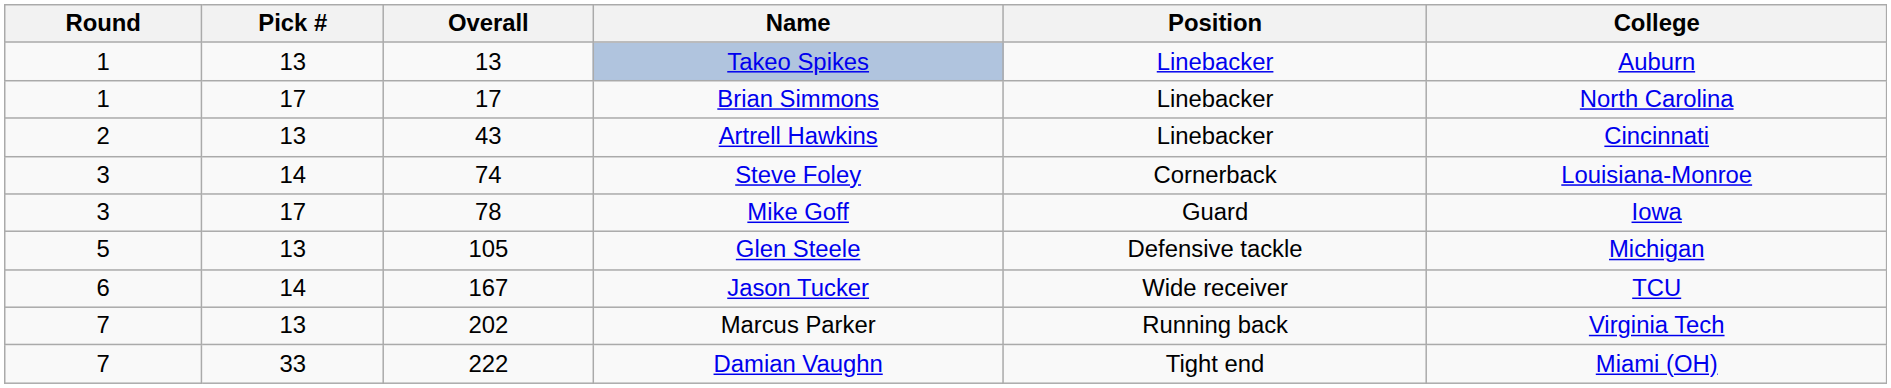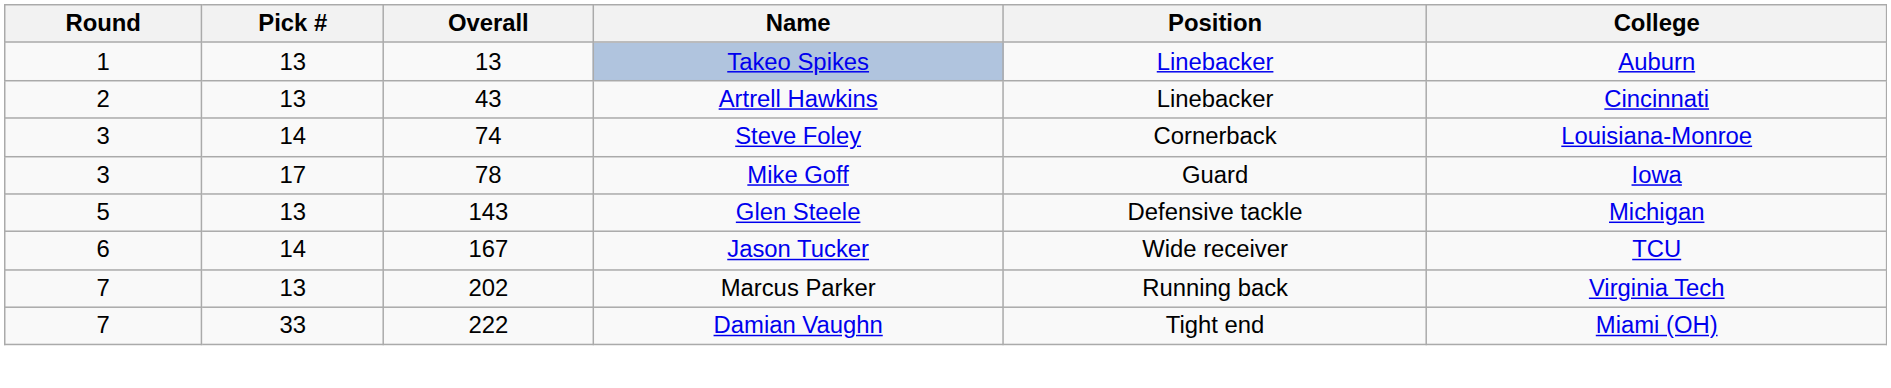- row: (798, 99)
(488, 250) 105 -> (488, 212) 143
